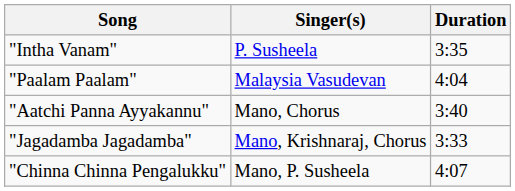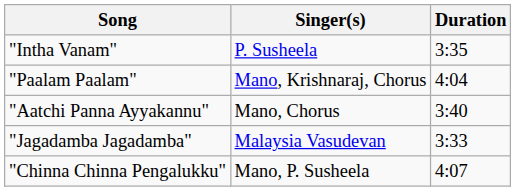(310, 80) Malaysia Vasudevan -> (331, 80) Mano, Krishnaraj, Chorus
(331, 141) Mano, Krishnaraj, Chorus -> (310, 141) Malaysia Vasudevan
